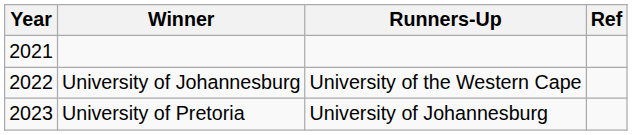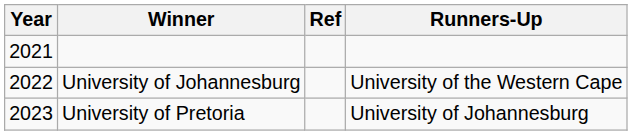columns swapped: (446, 20) <-> (606, 20)
